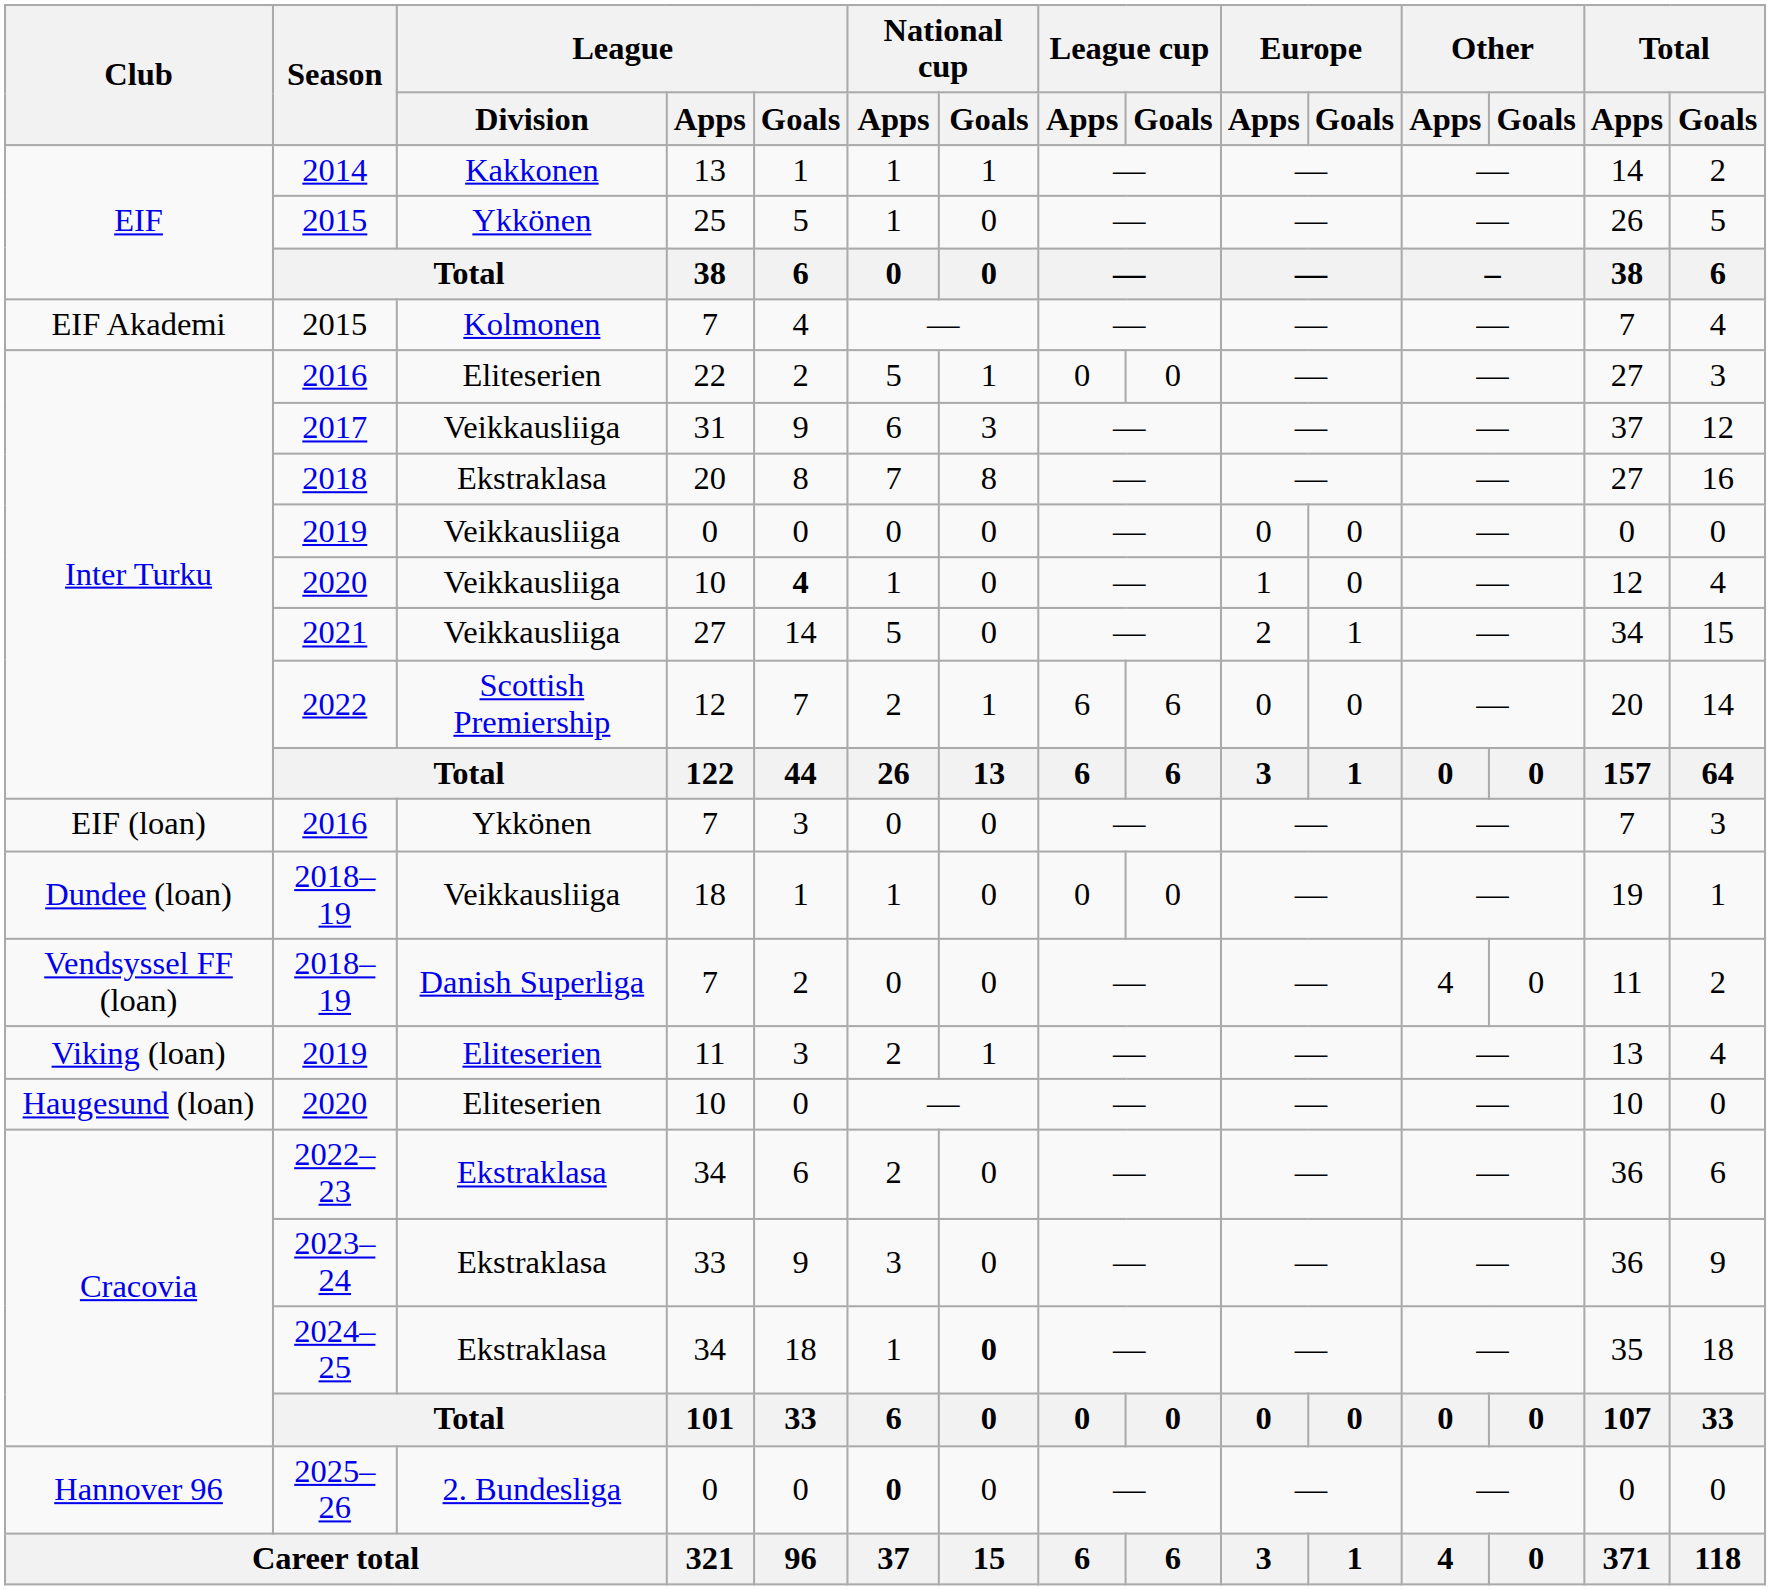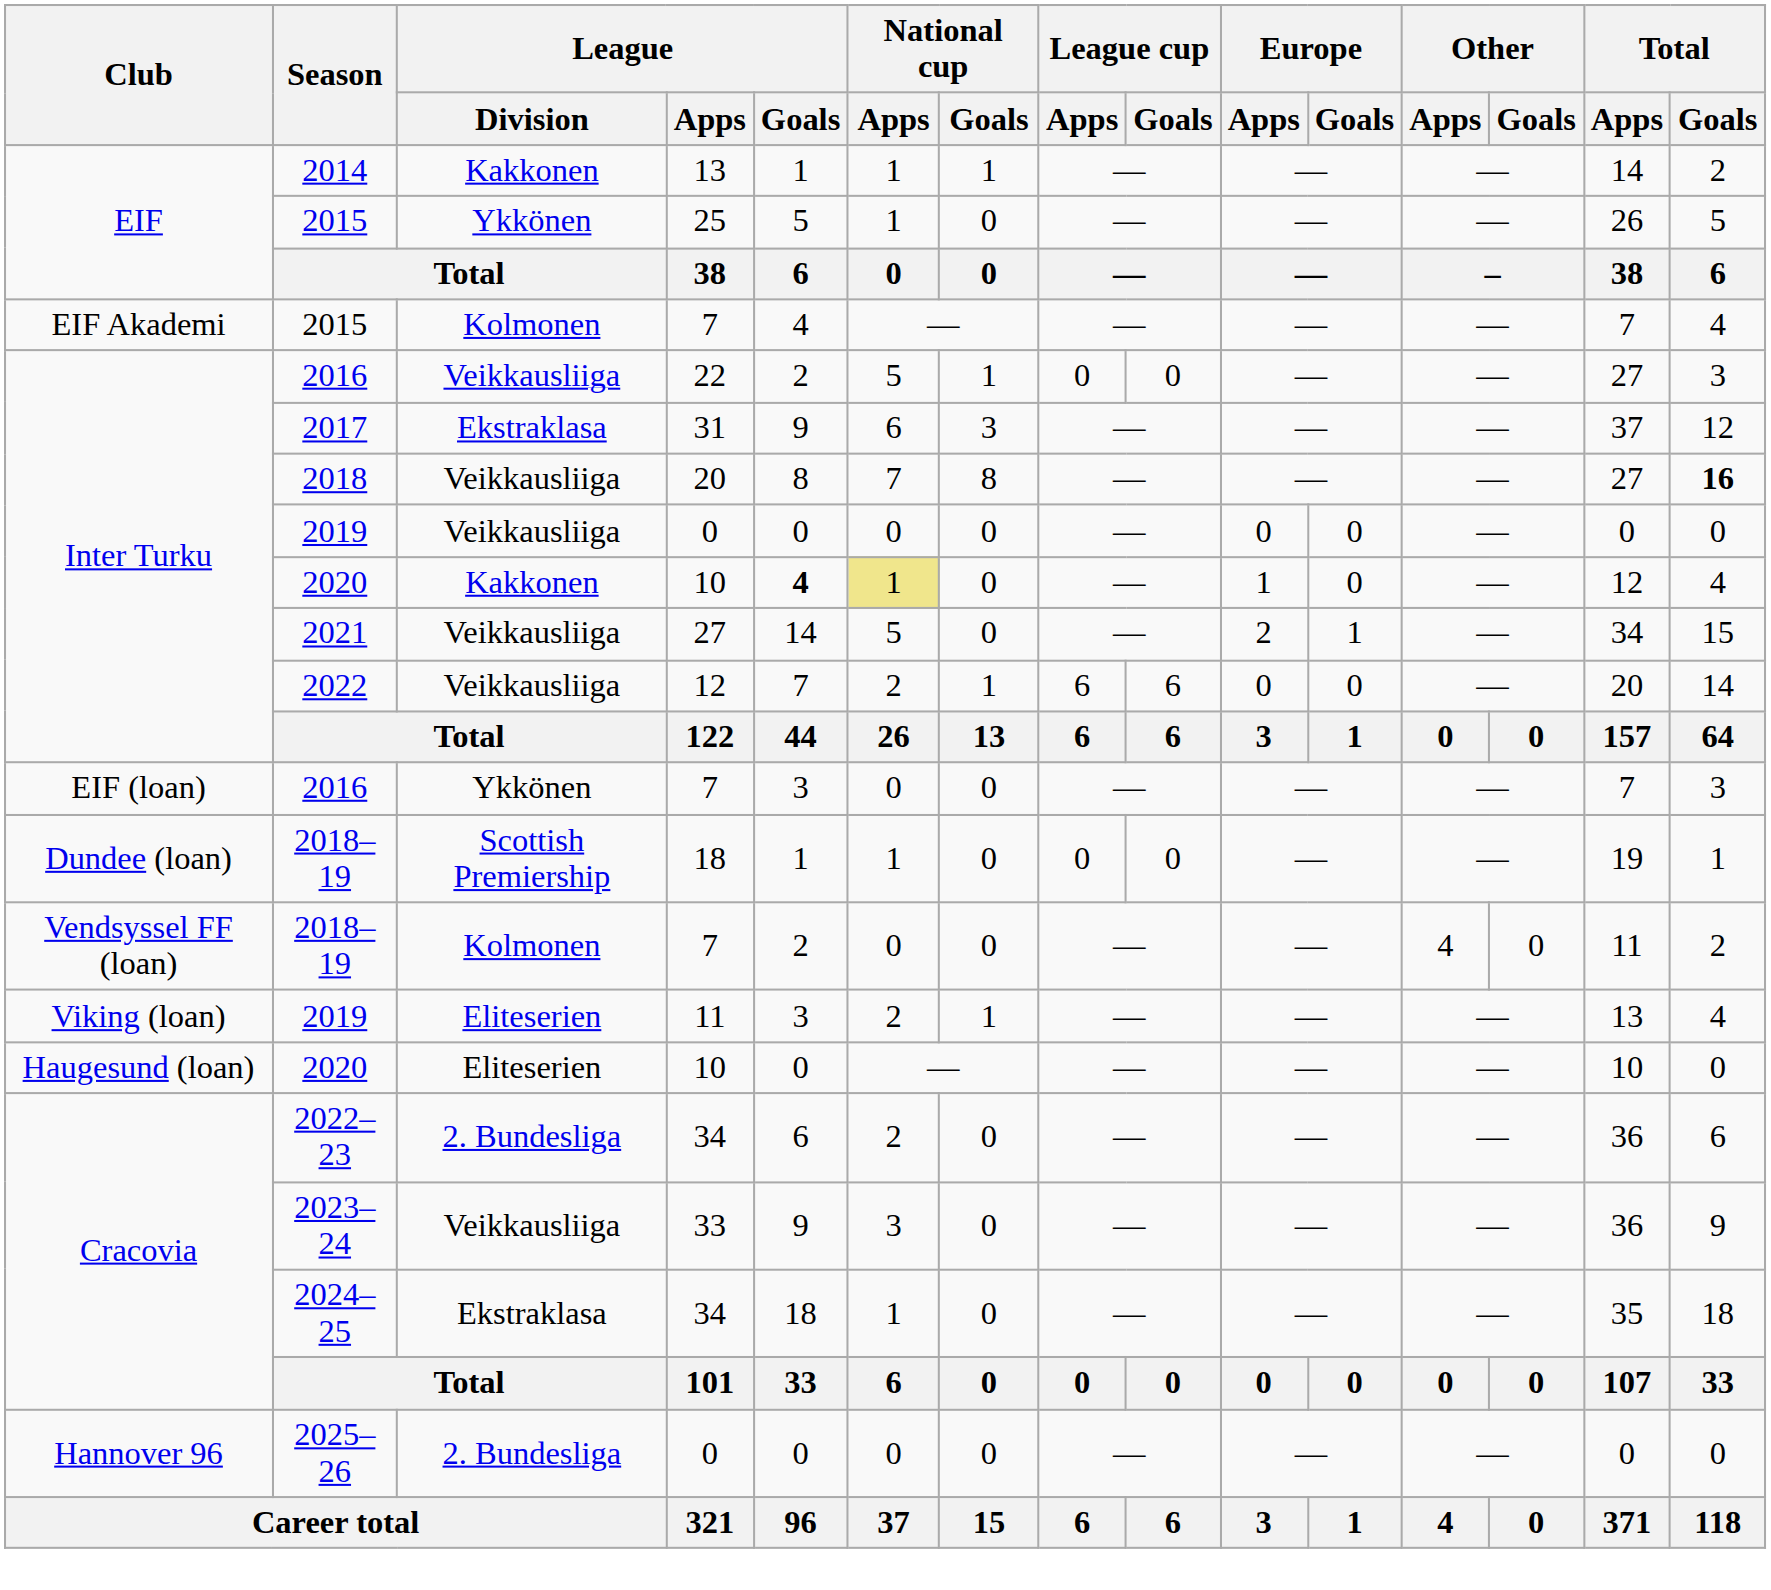(532, 375) Eliteserien -> (532, 375) Veikkausliiga
(532, 427) Veikkausliiga -> (532, 427) Ekstraklasa
(532, 478) Ekstraklasa -> (532, 478) Veikkausliiga
(1718, 478) normal -> (1718, 478) bold
(532, 581) Veikkausliiga -> (532, 581) Kakkonen
(894, 581) no background -> (894, 581) khaki background
(532, 703) Scottish Premiership -> (532, 684) Veikkausliiga
(532, 894) Veikkausliiga -> (532, 857) Scottish Premiership
(532, 982) Danish Superliga -> (532, 945) Kolmonen
(532, 1173) Ekstraklasa -> (532, 1136) 2. Bundesliga
(532, 1261) Ekstraklasa -> (532, 1224) Veikkausliiga
(989, 1349) bold -> (989, 1312) normal
(894, 1489) bold -> (894, 1452) normal
